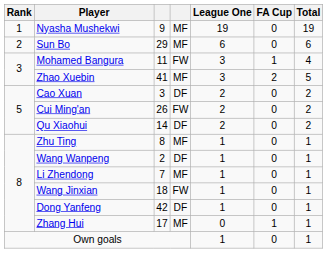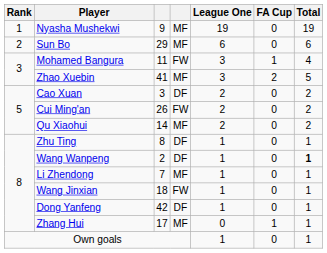(180, 126) DF -> (180, 126) MF
(180, 142) MF -> (180, 142) DF
(308, 158) normal -> (308, 158) bold
